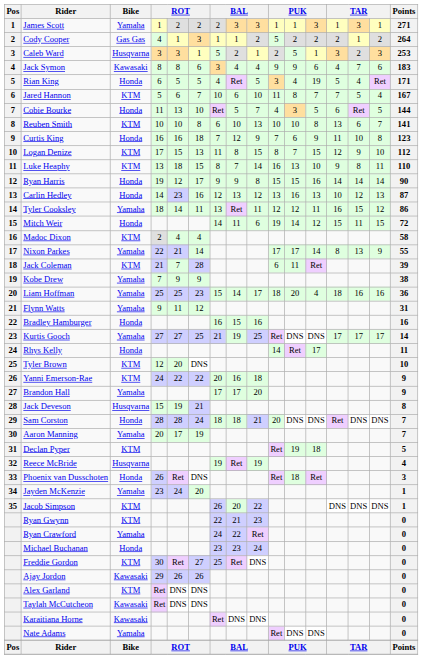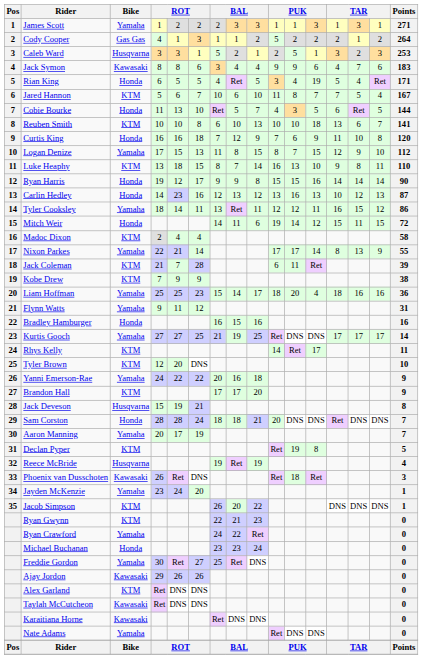(316, 124) 8 -> (316, 124) 18
(404, 138) 123 -> (404, 138) 120
(131, 152) KTM -> (131, 152) Yamaha
(131, 279) Yamaha -> (131, 279) KTM
(131, 350) Honda -> (131, 350) KTM
(131, 378) KTM -> (131, 378) Yamaha
(131, 392) Yamaha -> (131, 392) KTM
(316, 449) 18 -> (316, 449) 8
(131, 477) Honda -> (131, 477) Kawasaki
(131, 562) KTM -> (131, 562) Yamaha
